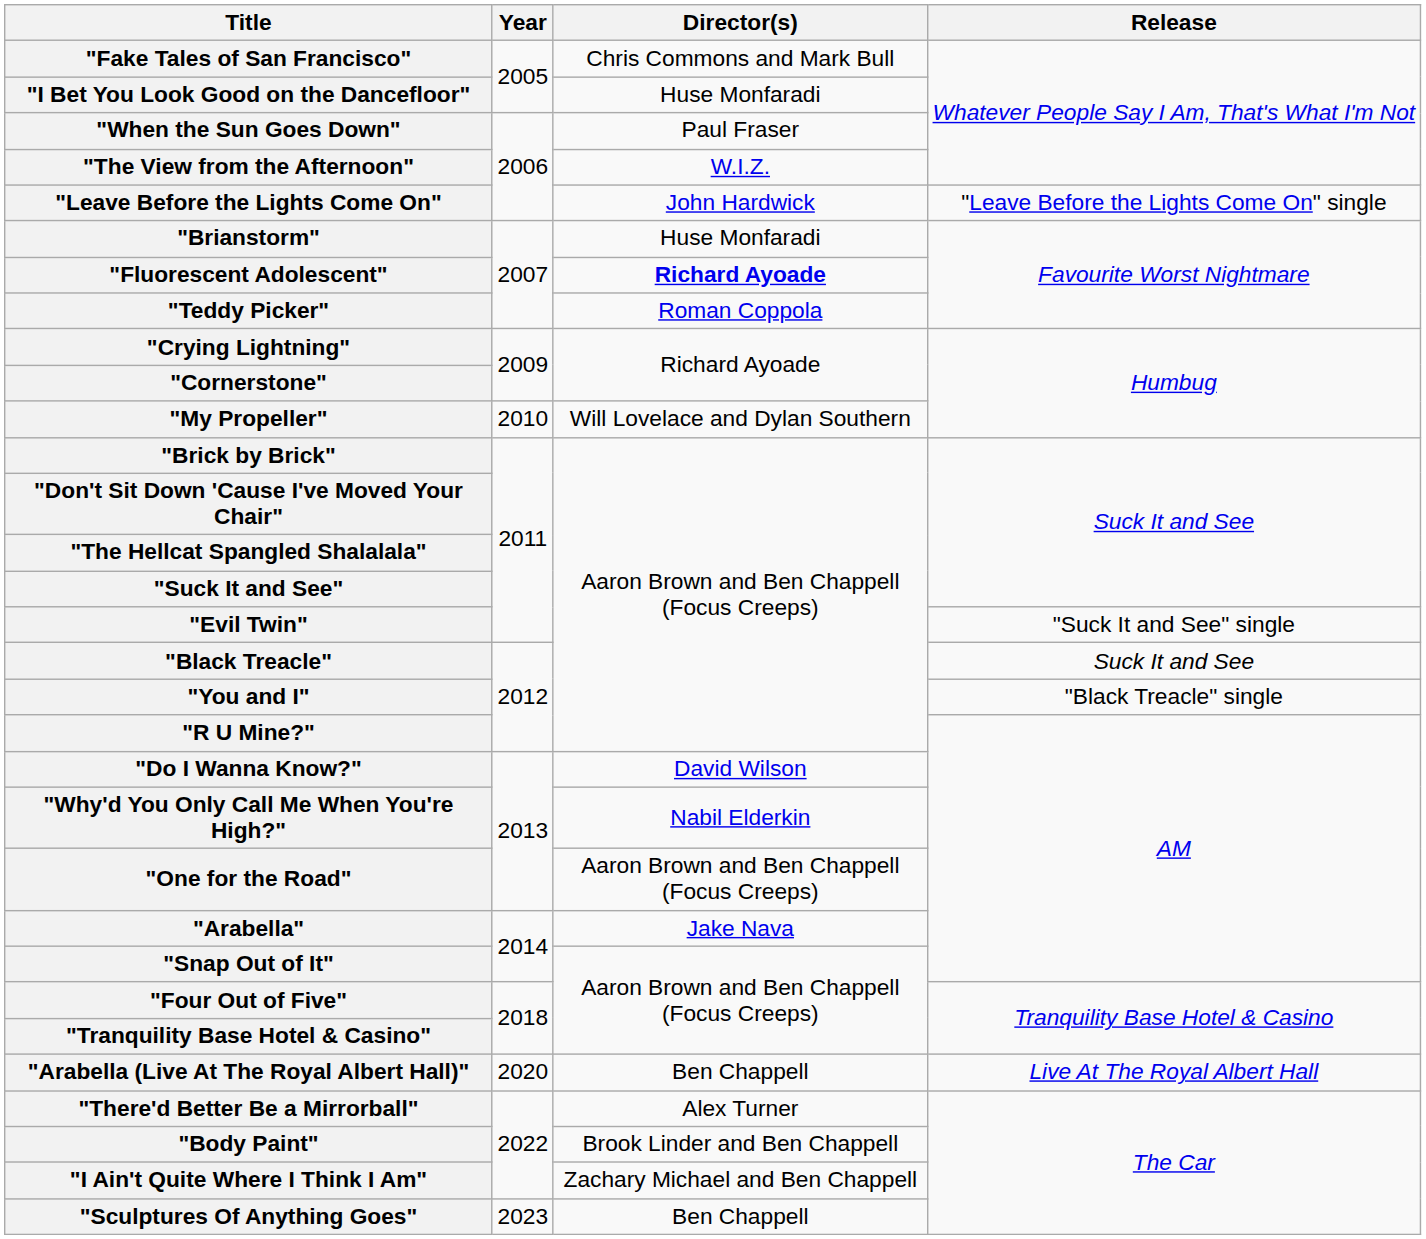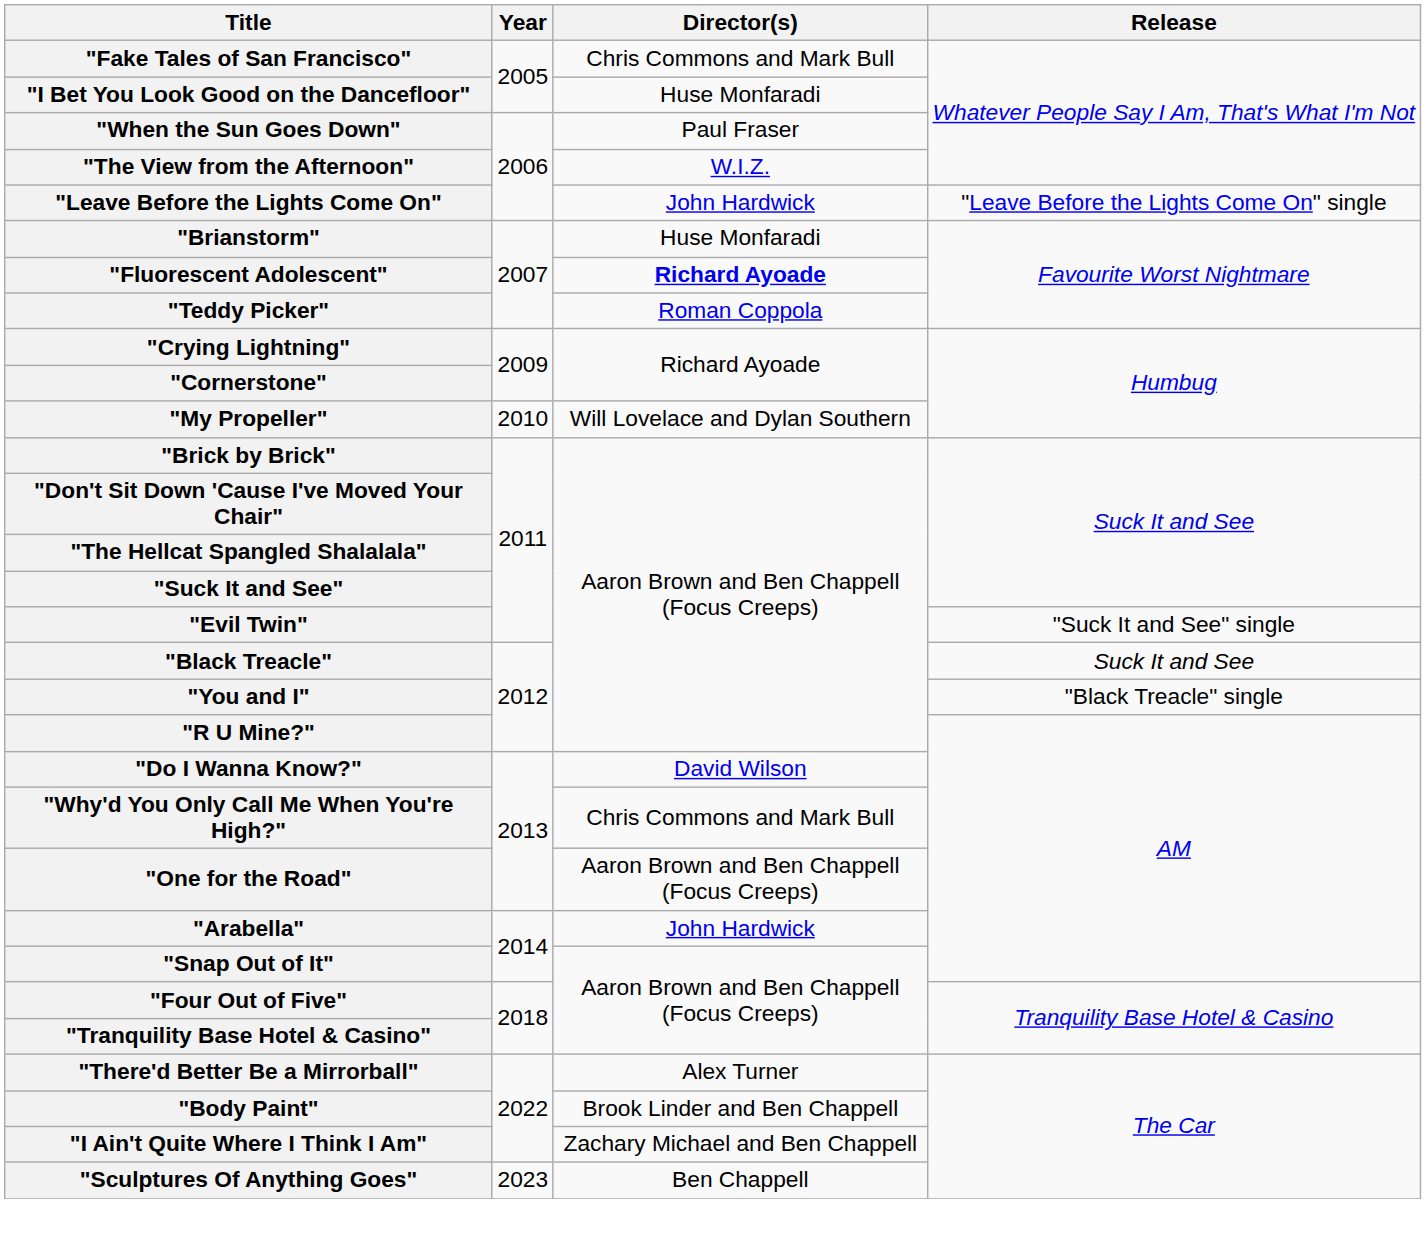(740, 817) Nabil Elderkin -> (740, 817) Chris Commons and Mark Bull
(740, 927) Jake Nava -> (740, 927) John Hardwick
- row: (249, 1072)
